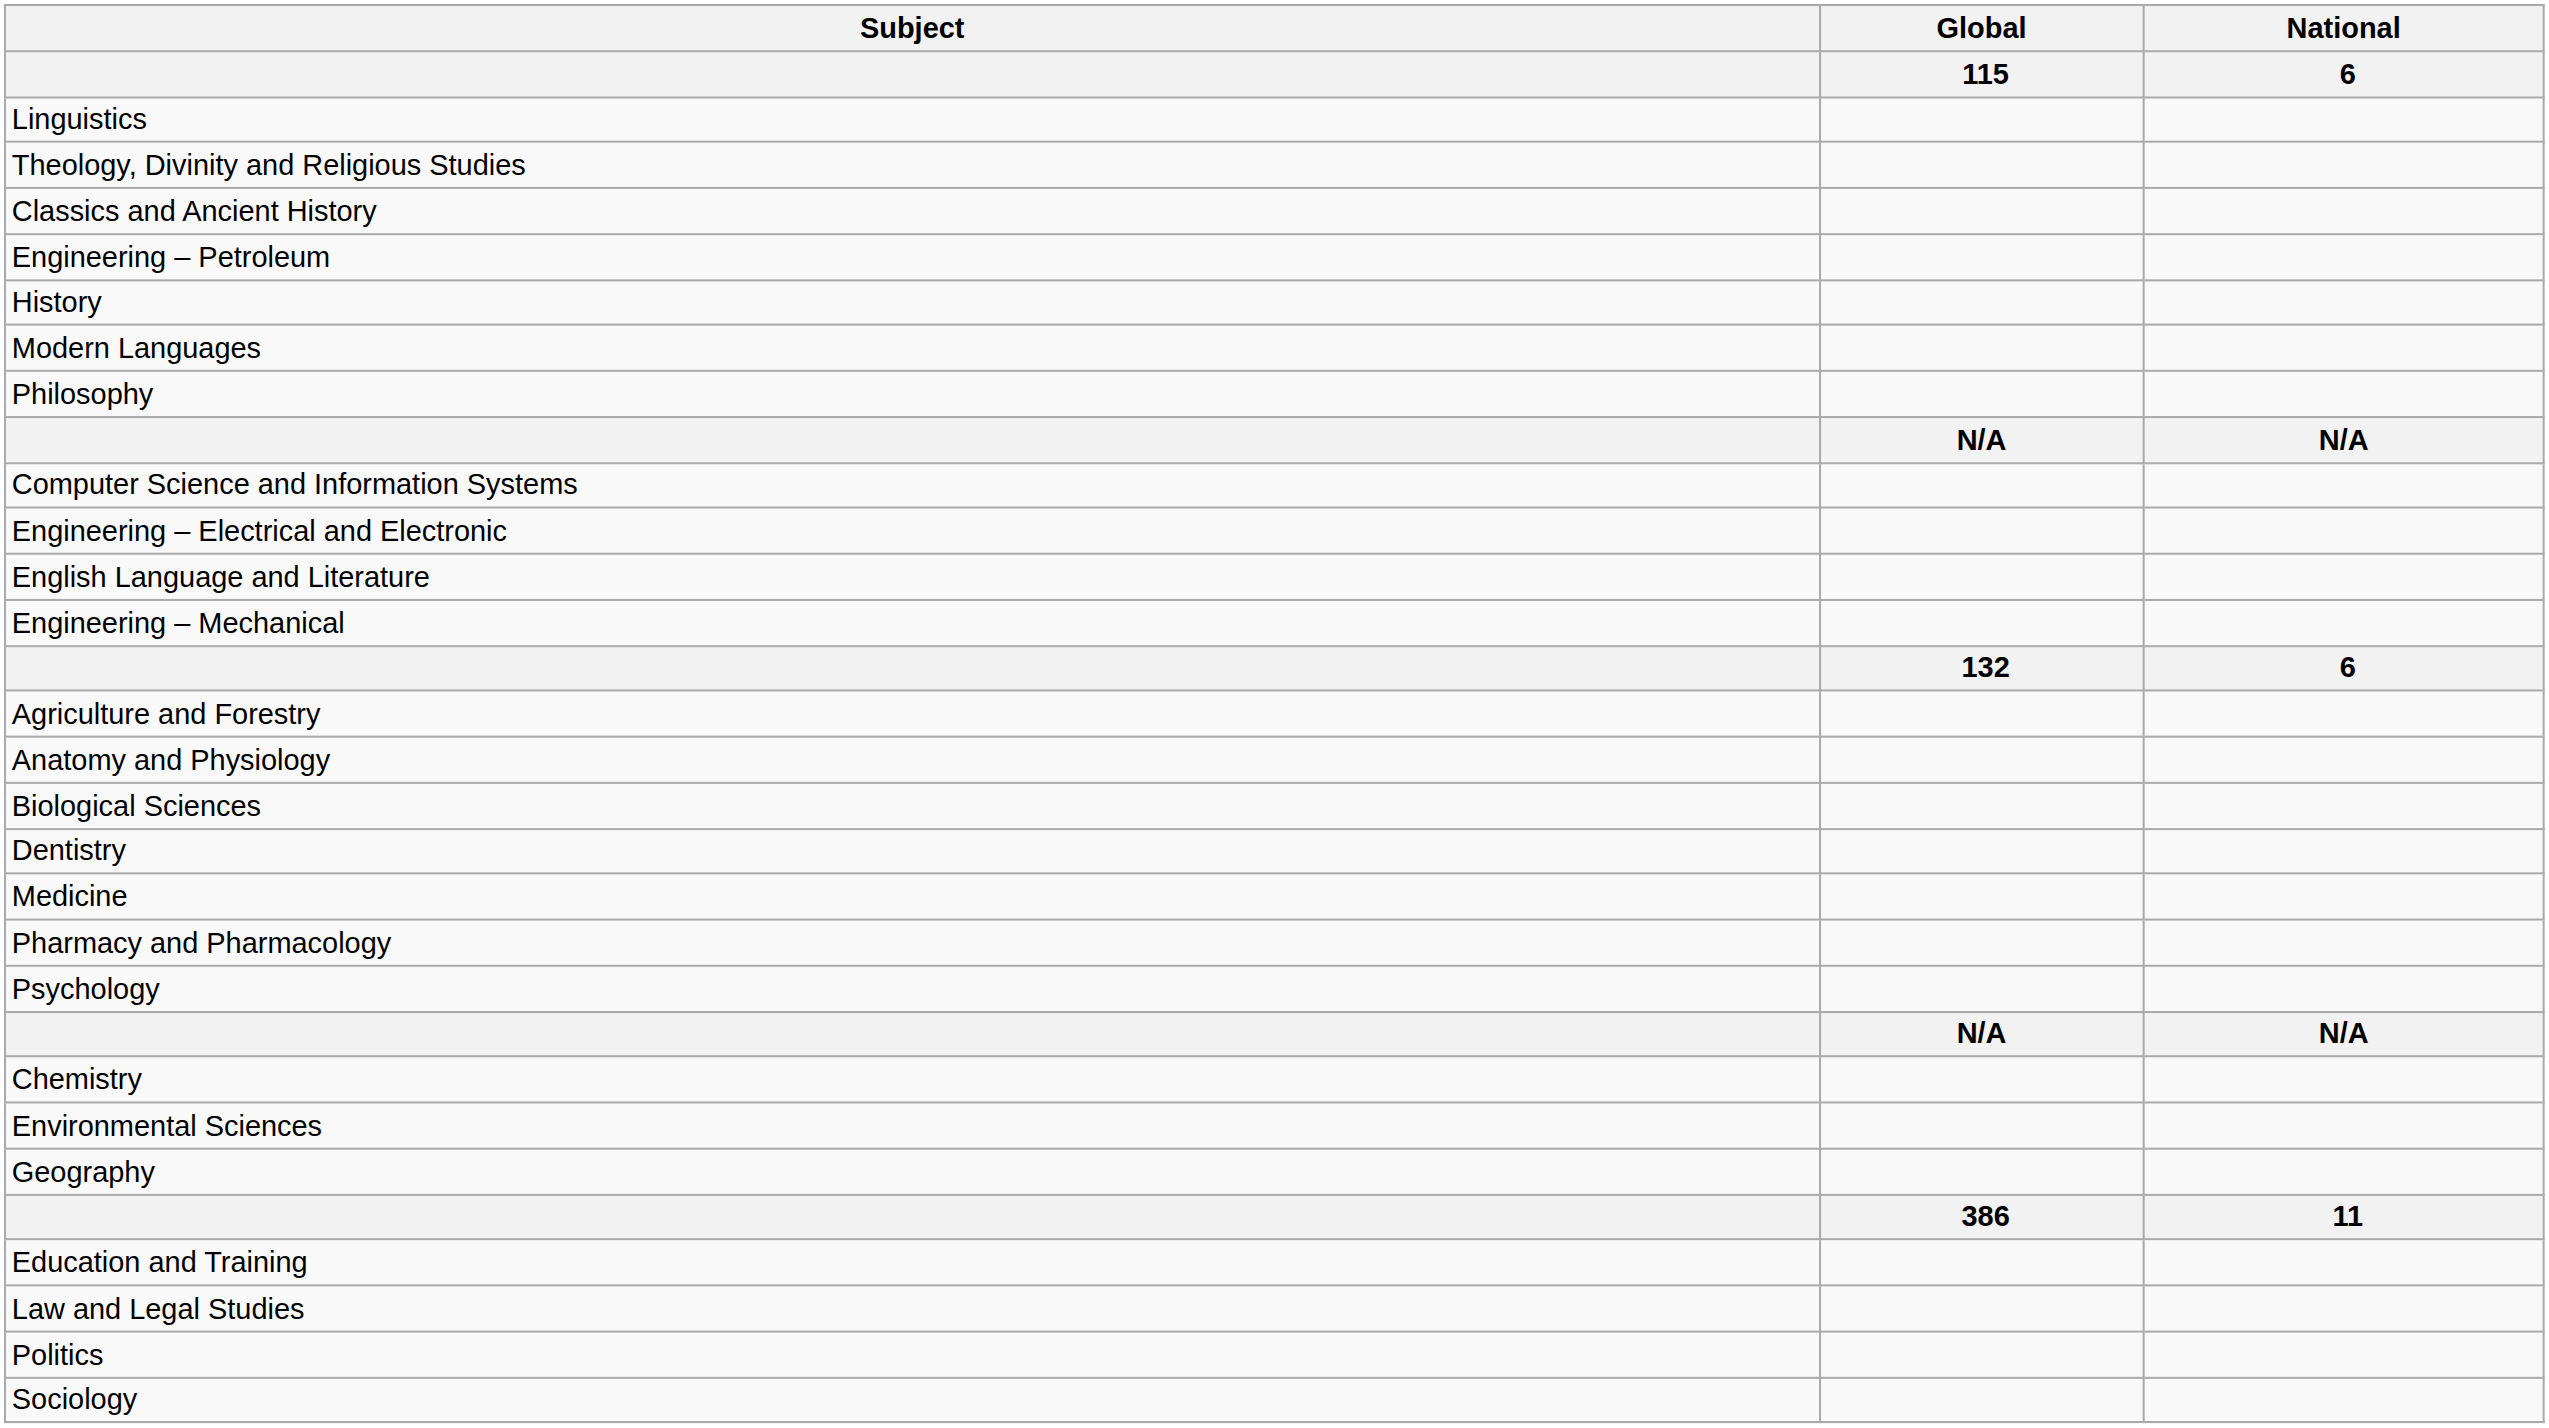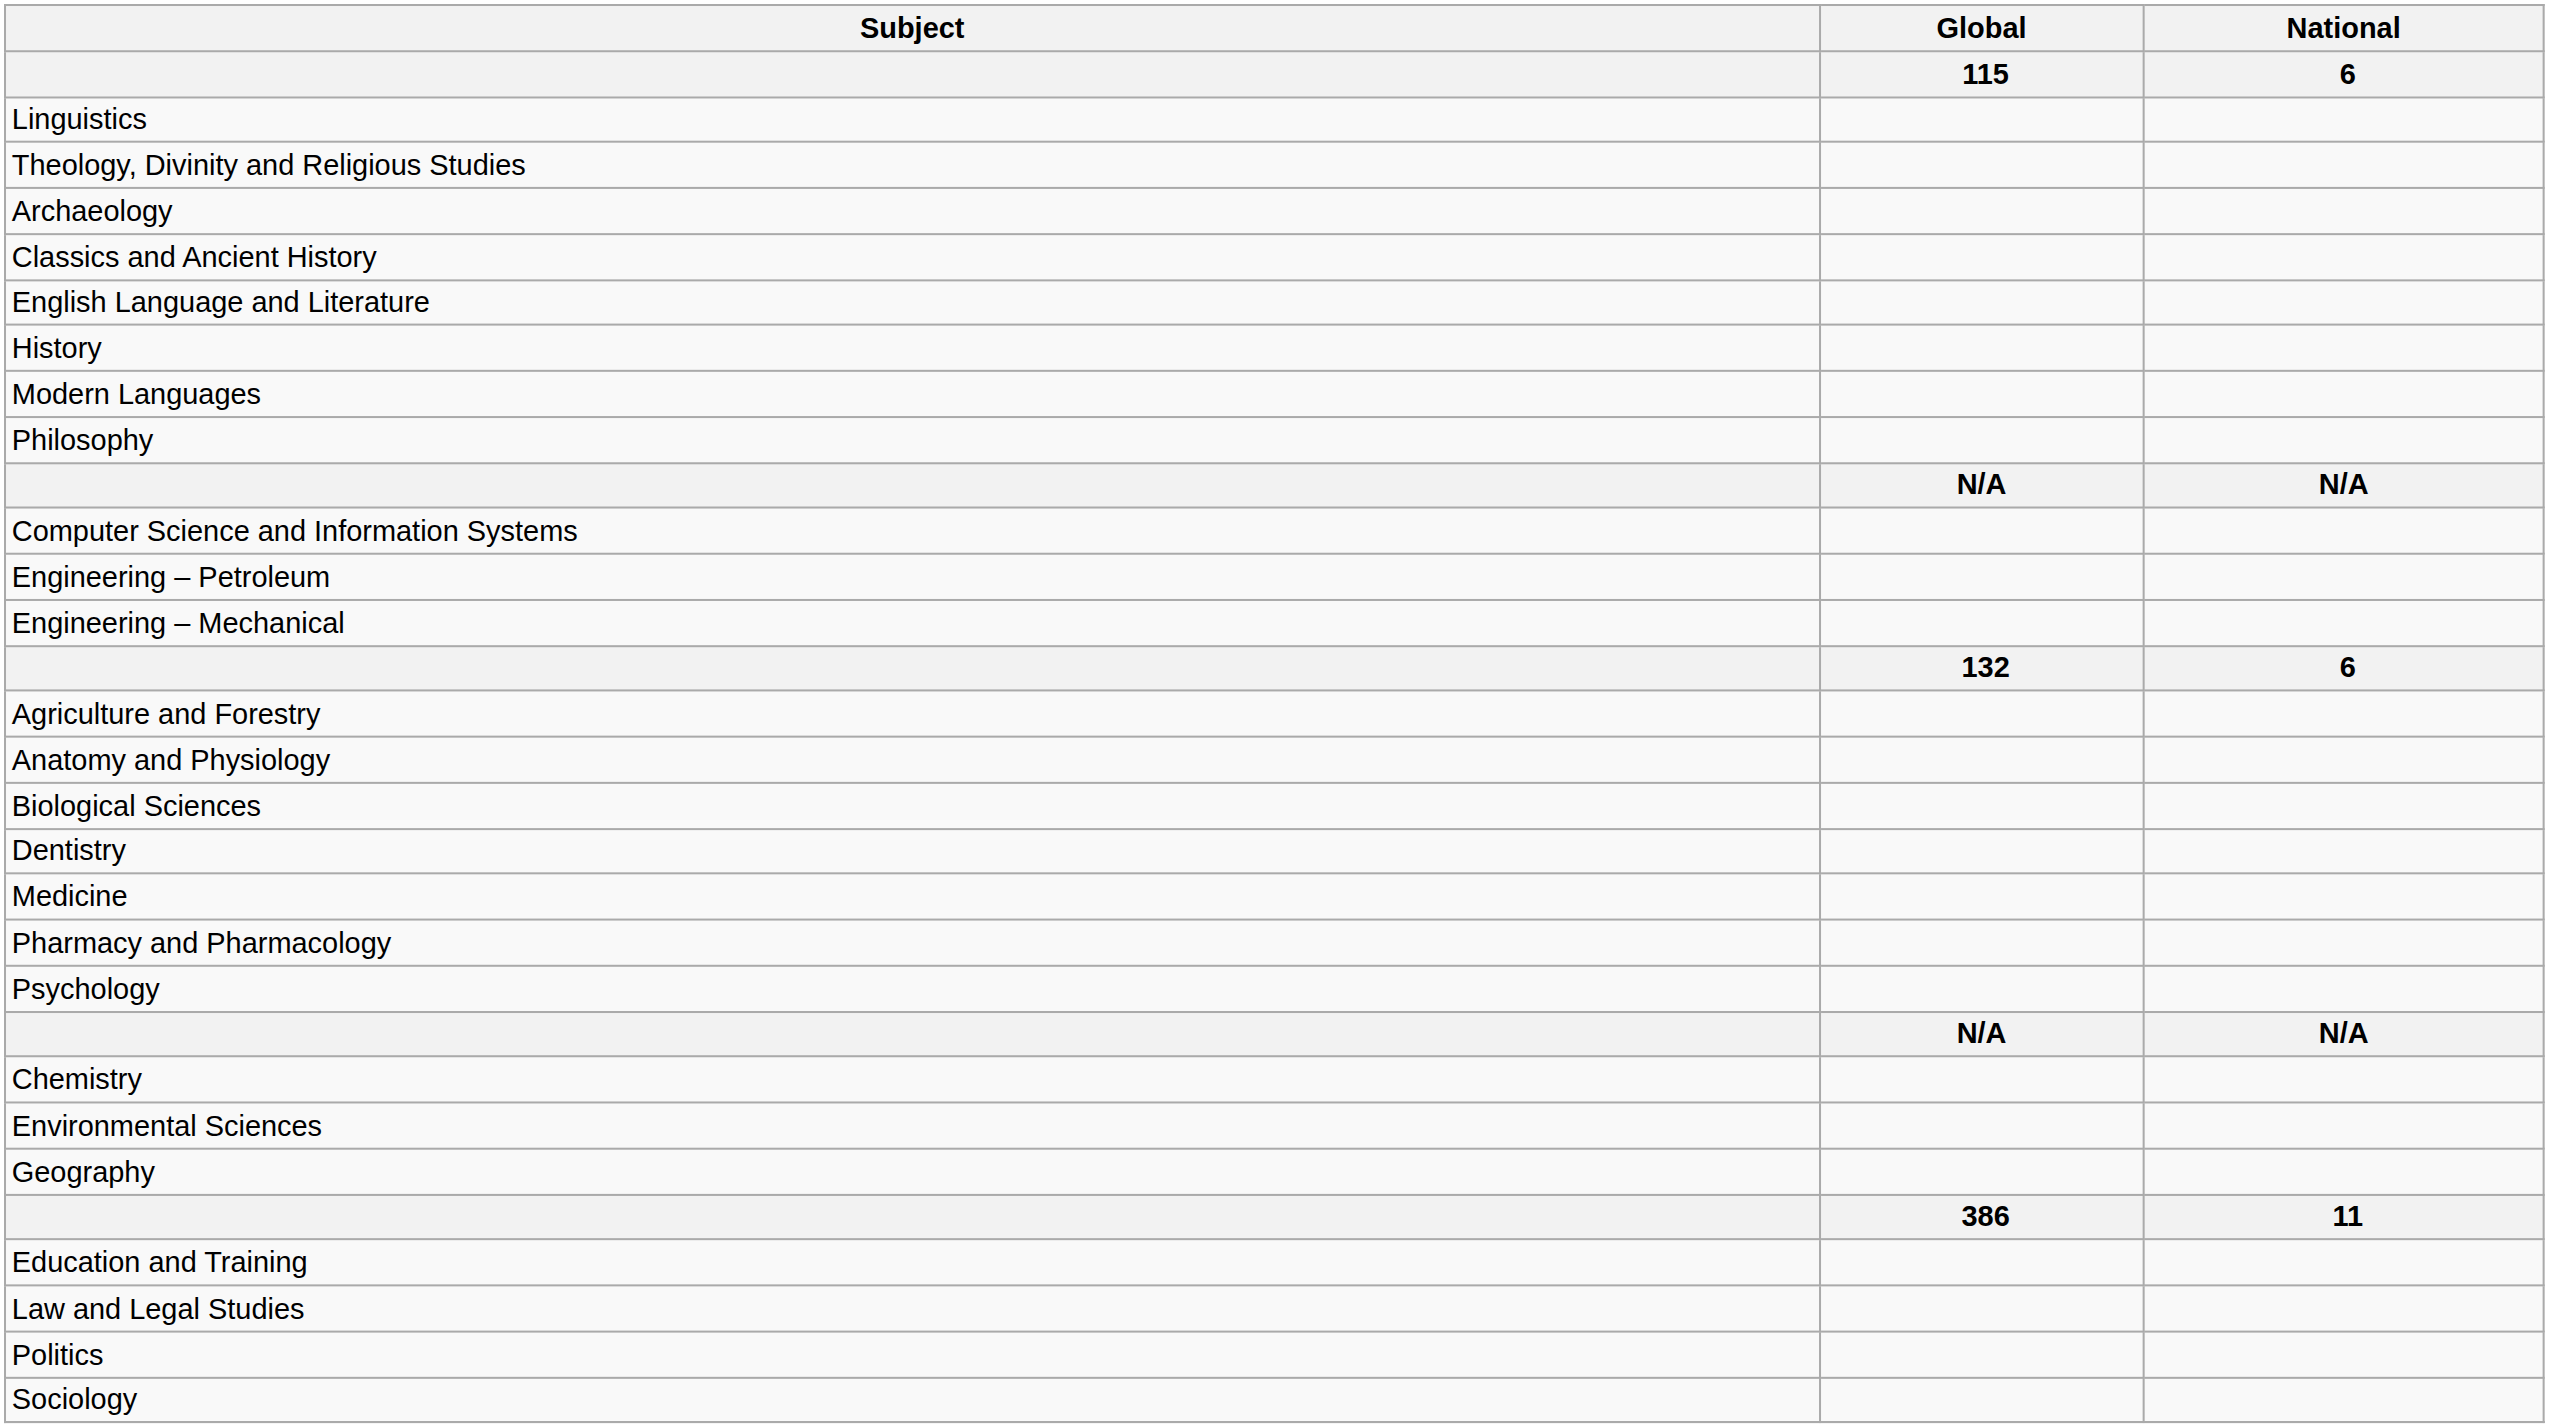+ row: (92, 211)
rows swapped: (221, 577) <-> (171, 257)
- row: (259, 531)
